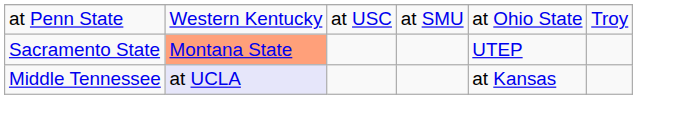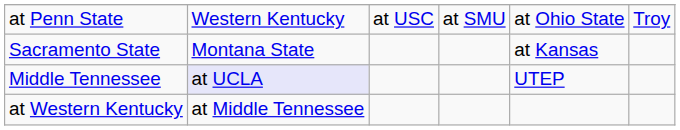(231, 49) lightsalmon background -> (253, 49) no background
(497, 49) UTEP -> (556, 49) at Kansas
(514, 79) at Kansas -> (539, 79) UTEP
+ row: (96, 109)
